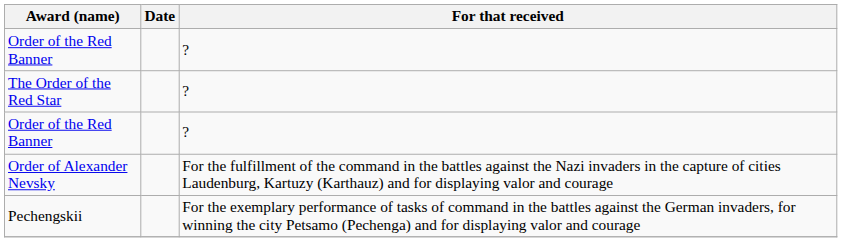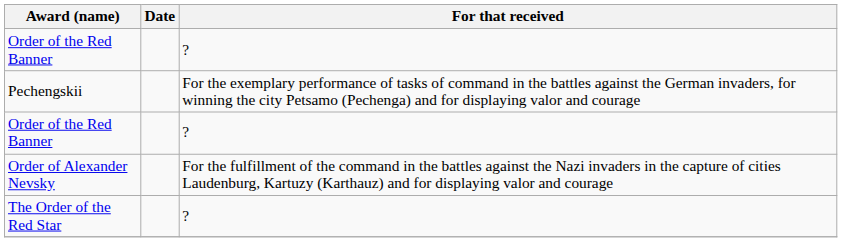rows swapped: (45, 216) <-> (59, 91)
